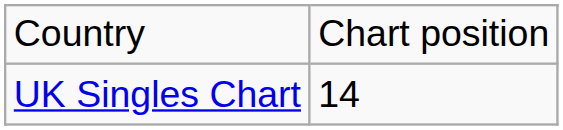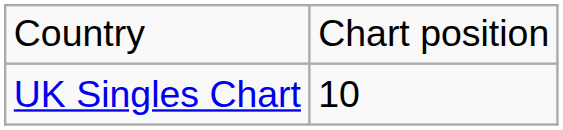(339, 93) 14 -> (339, 93) 10
